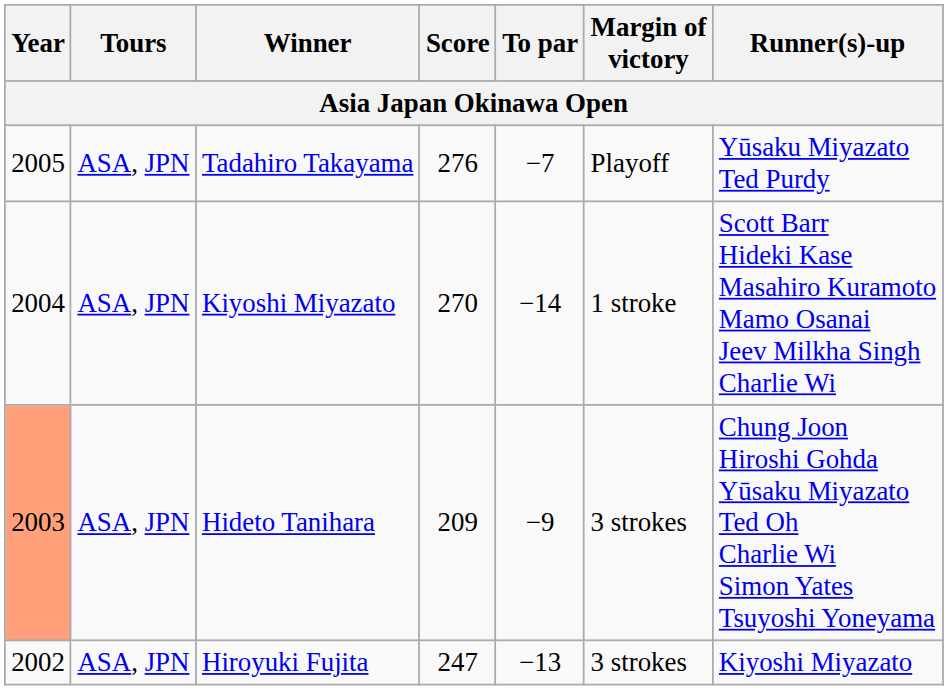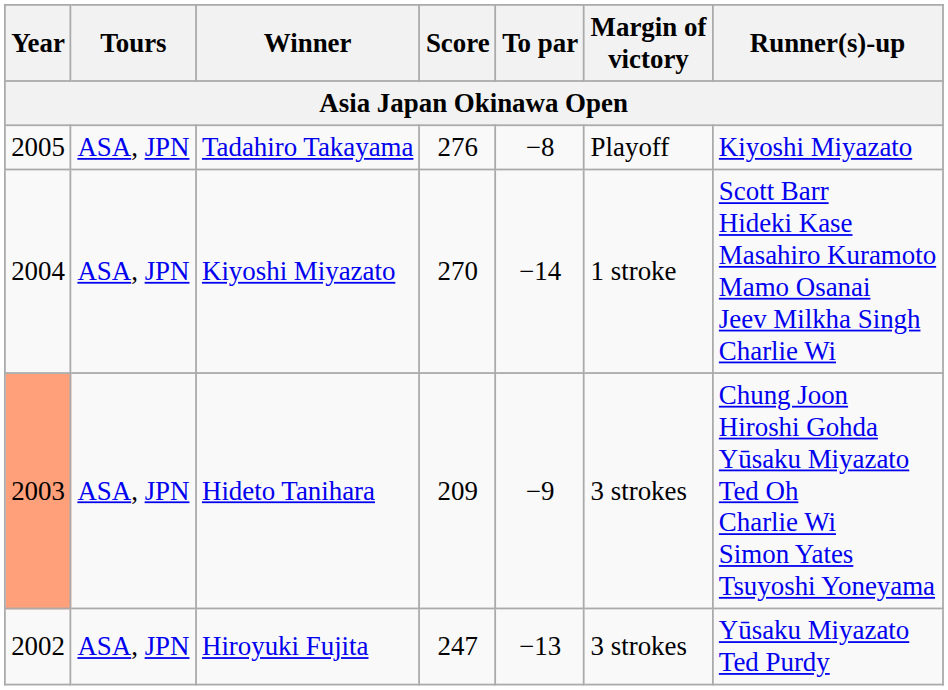(540, 163) −7 -> (540, 147) −8
(814, 163) Yūsaku Miyazato Ted Purdy -> (816, 147) Kiyoshi Miyazato
(816, 662) Kiyoshi Miyazato -> (814, 646) Yūsaku Miyazato Ted Purdy
